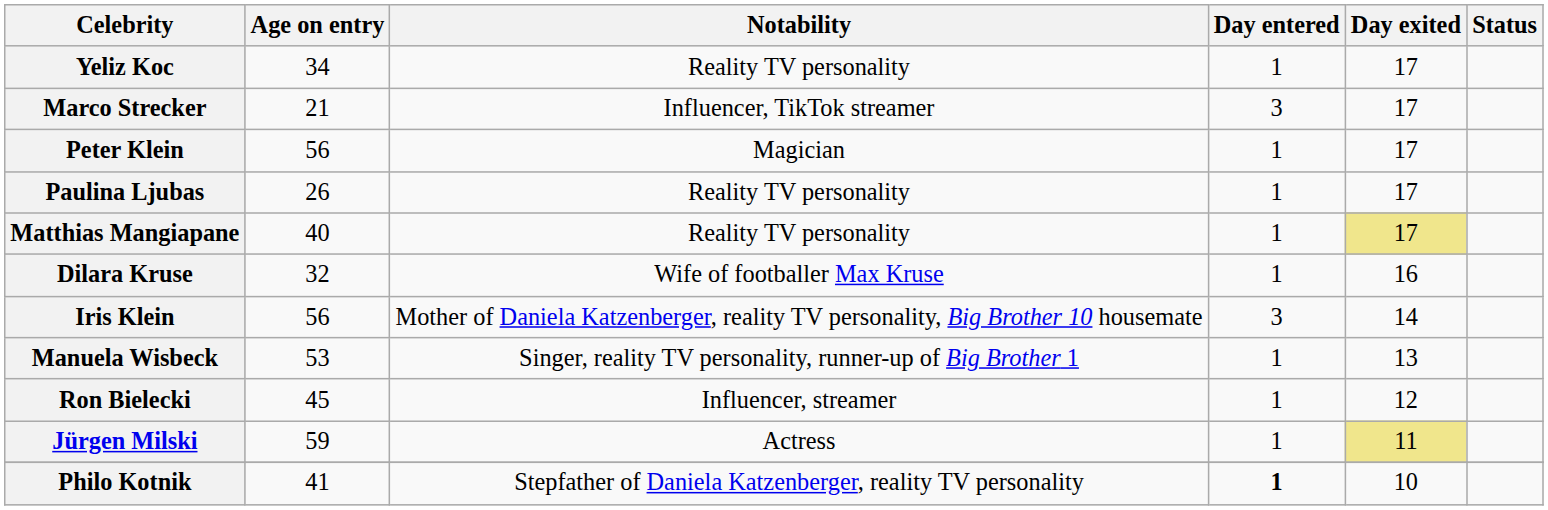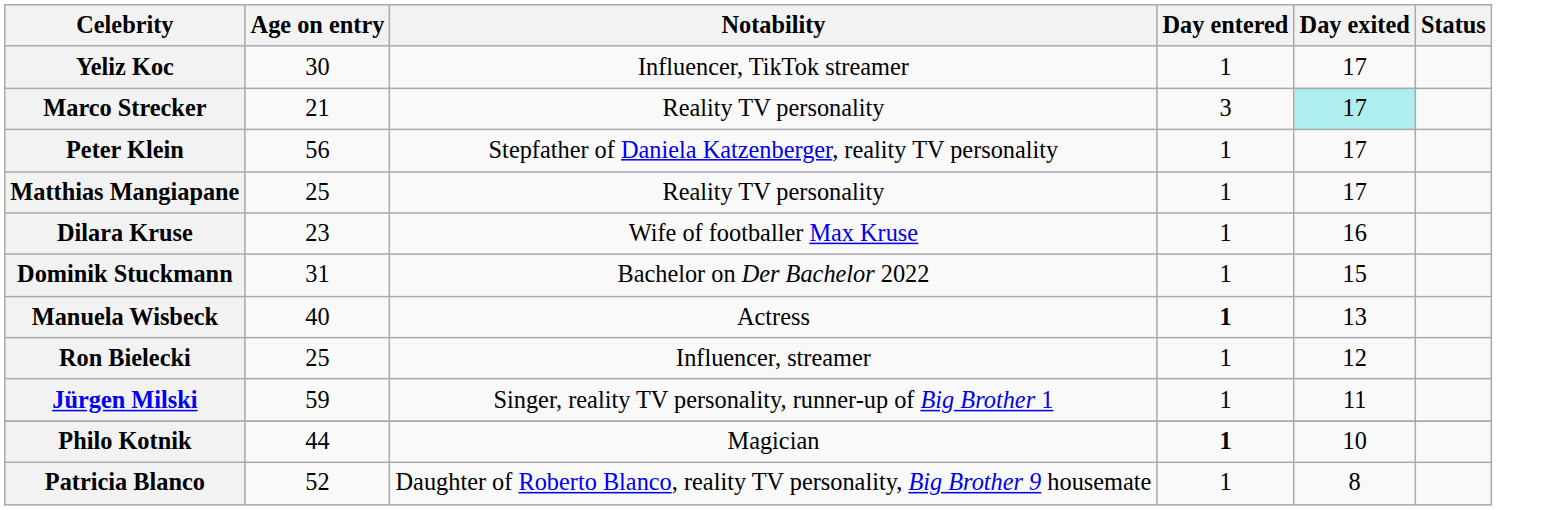(317, 66) 34 -> (317, 66) 30
(799, 66) Reality TV personality -> (773, 66) Influencer, TikTok streamer
(799, 108) Influencer, TikTok streamer -> (773, 108) Reality TV personality
(1406, 108) no background -> (1355, 108) paleturquoise background
(799, 150) Magician -> (773, 150) Stepfather of Daniela Katzenberger, reality TV personality
- row: (125, 191)
(317, 233) 40 -> (317, 191) 25
(1406, 233) khaki background -> (1355, 191) no background
(317, 274) 32 -> (317, 233) 23
+ row: (125, 274)
- row: (125, 316)
(317, 358) 53 -> (317, 316) 40
(799, 358) Singer, reality TV personality, runner-up of Big Brother 1 -> (773, 316) Actress
(1277, 358) normal -> (1225, 316) bold
(317, 399) 45 -> (317, 358) 25
(799, 441) Actress -> (773, 399) Singer, reality TV personality, runner-up of Big Brother 1
(1406, 441) khaki background -> (1355, 399) no background
(317, 483) 41 -> (317, 441) 44
(799, 483) Stepfather of Daniela Katzenberger, reality TV personality -> (773, 441) Magician
+ row: (125, 483)
